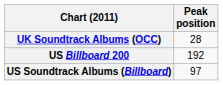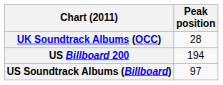(196, 55) 192 -> (196, 55) 194
